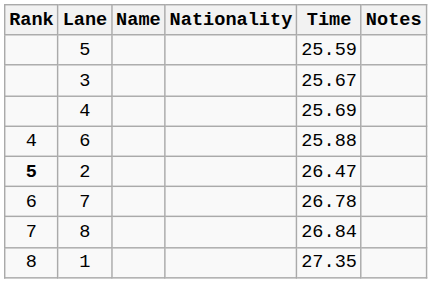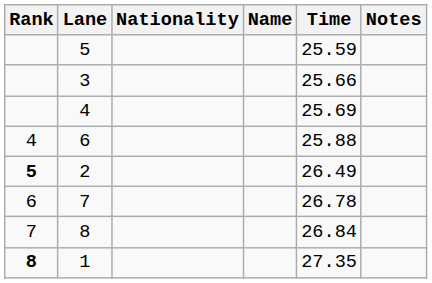columns swapped: (138, 20) <-> (231, 20)
(329, 80) 25.67 -> (329, 80) 25.66
(329, 171) 26.47 -> (329, 171) 26.49
(31, 262) normal -> (31, 262) bold
